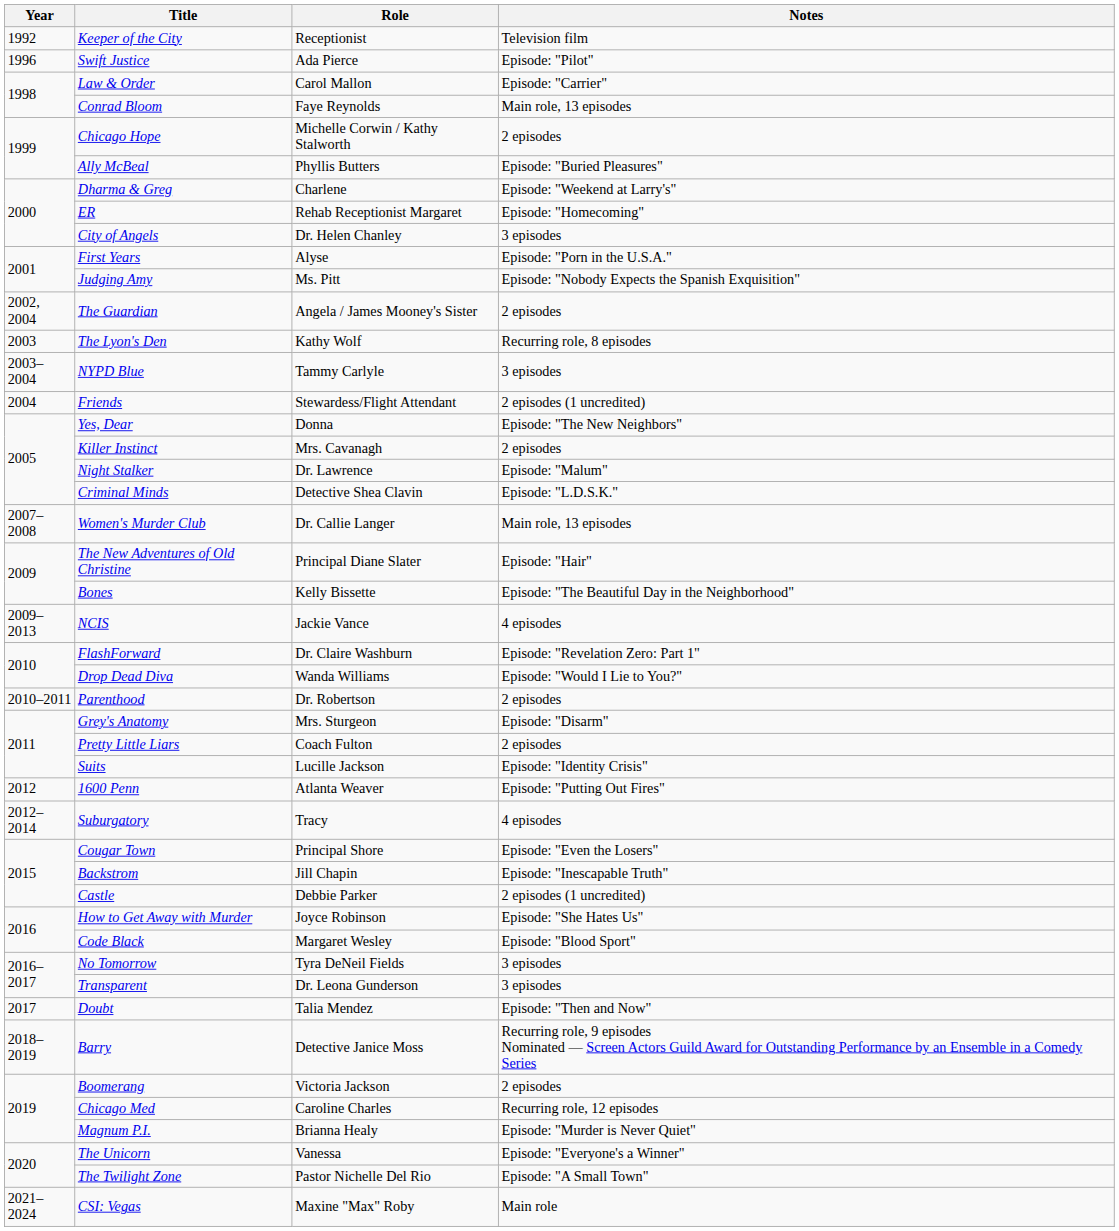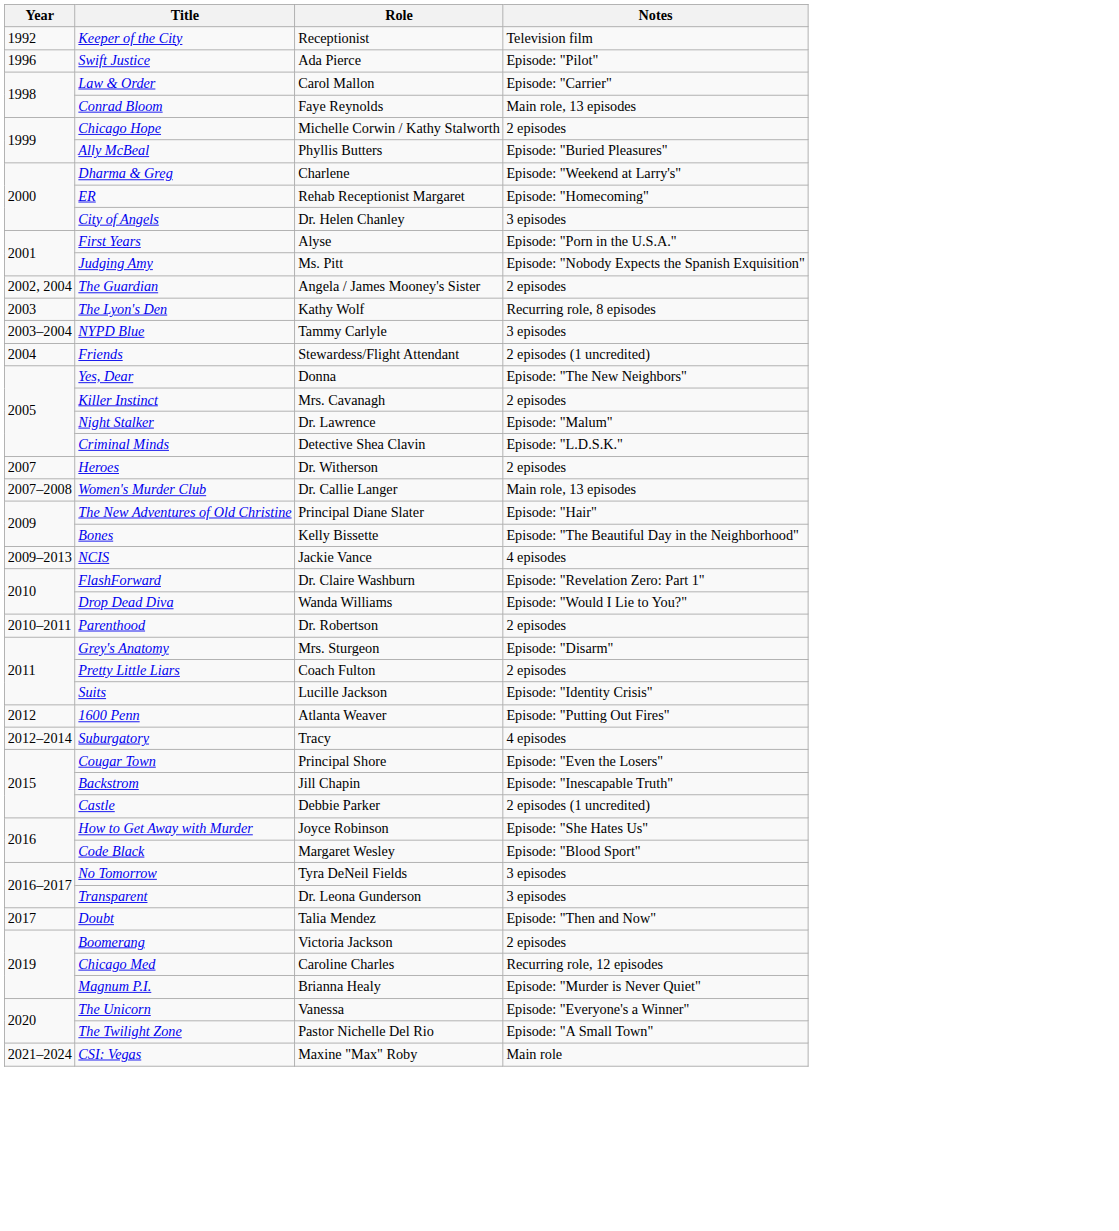+ row: (99, 467)
- row: (94, 1047)
